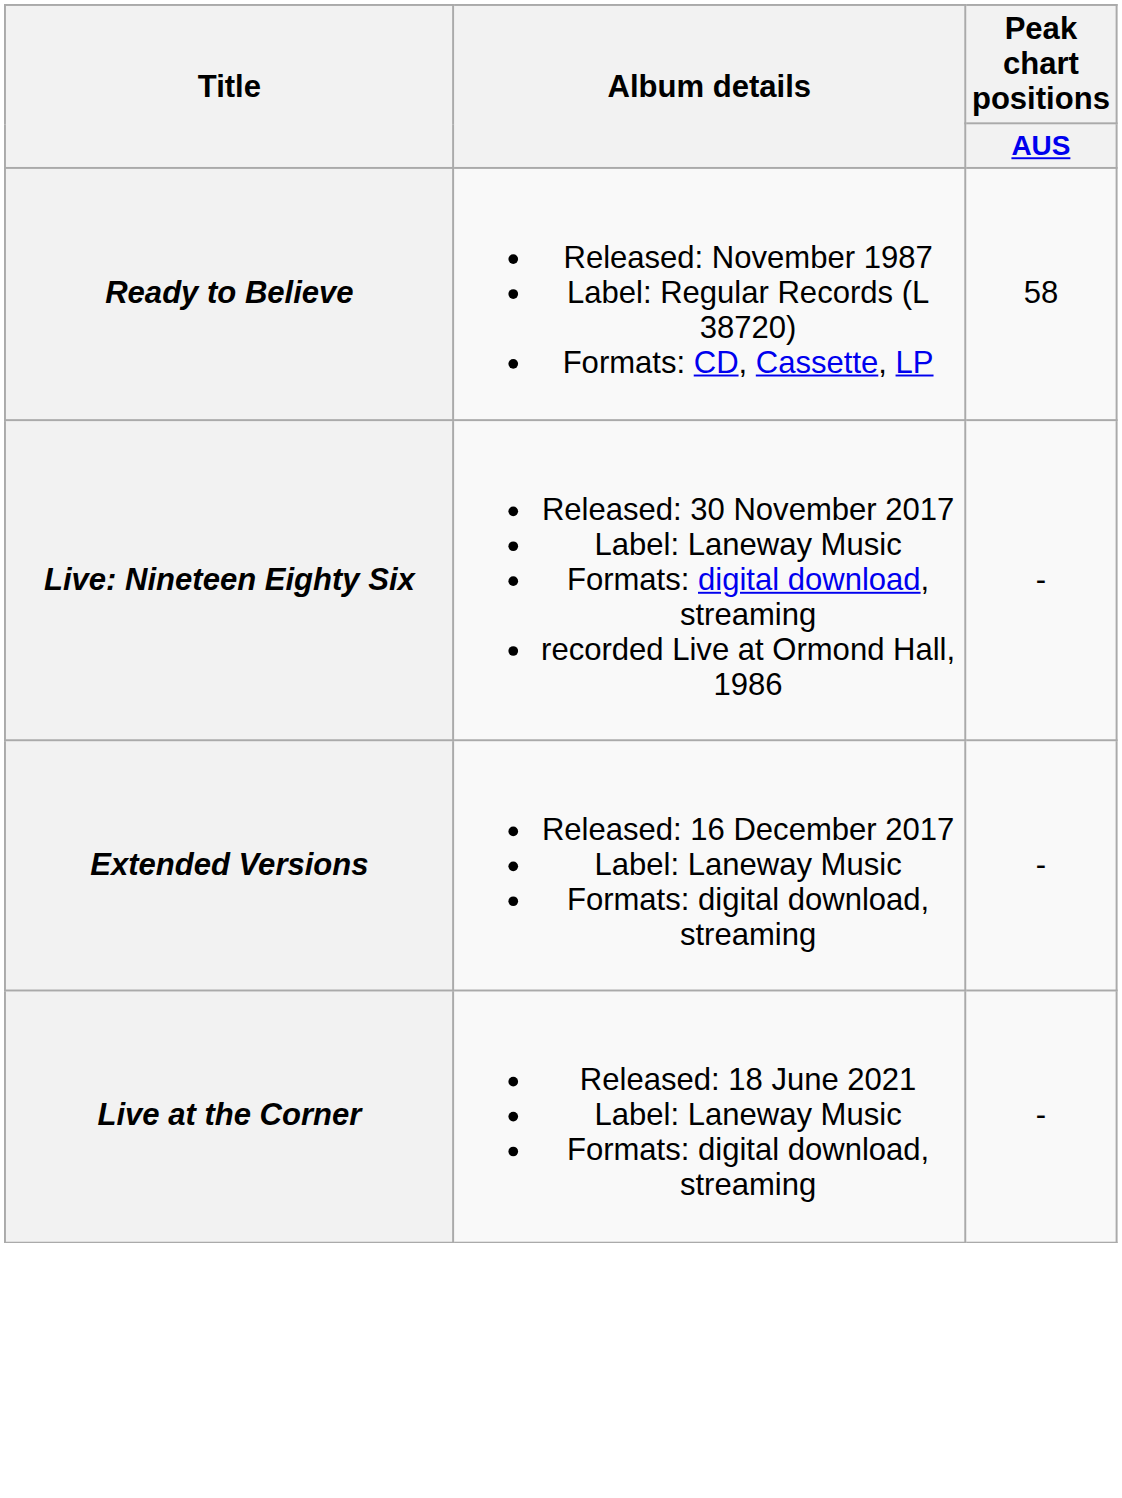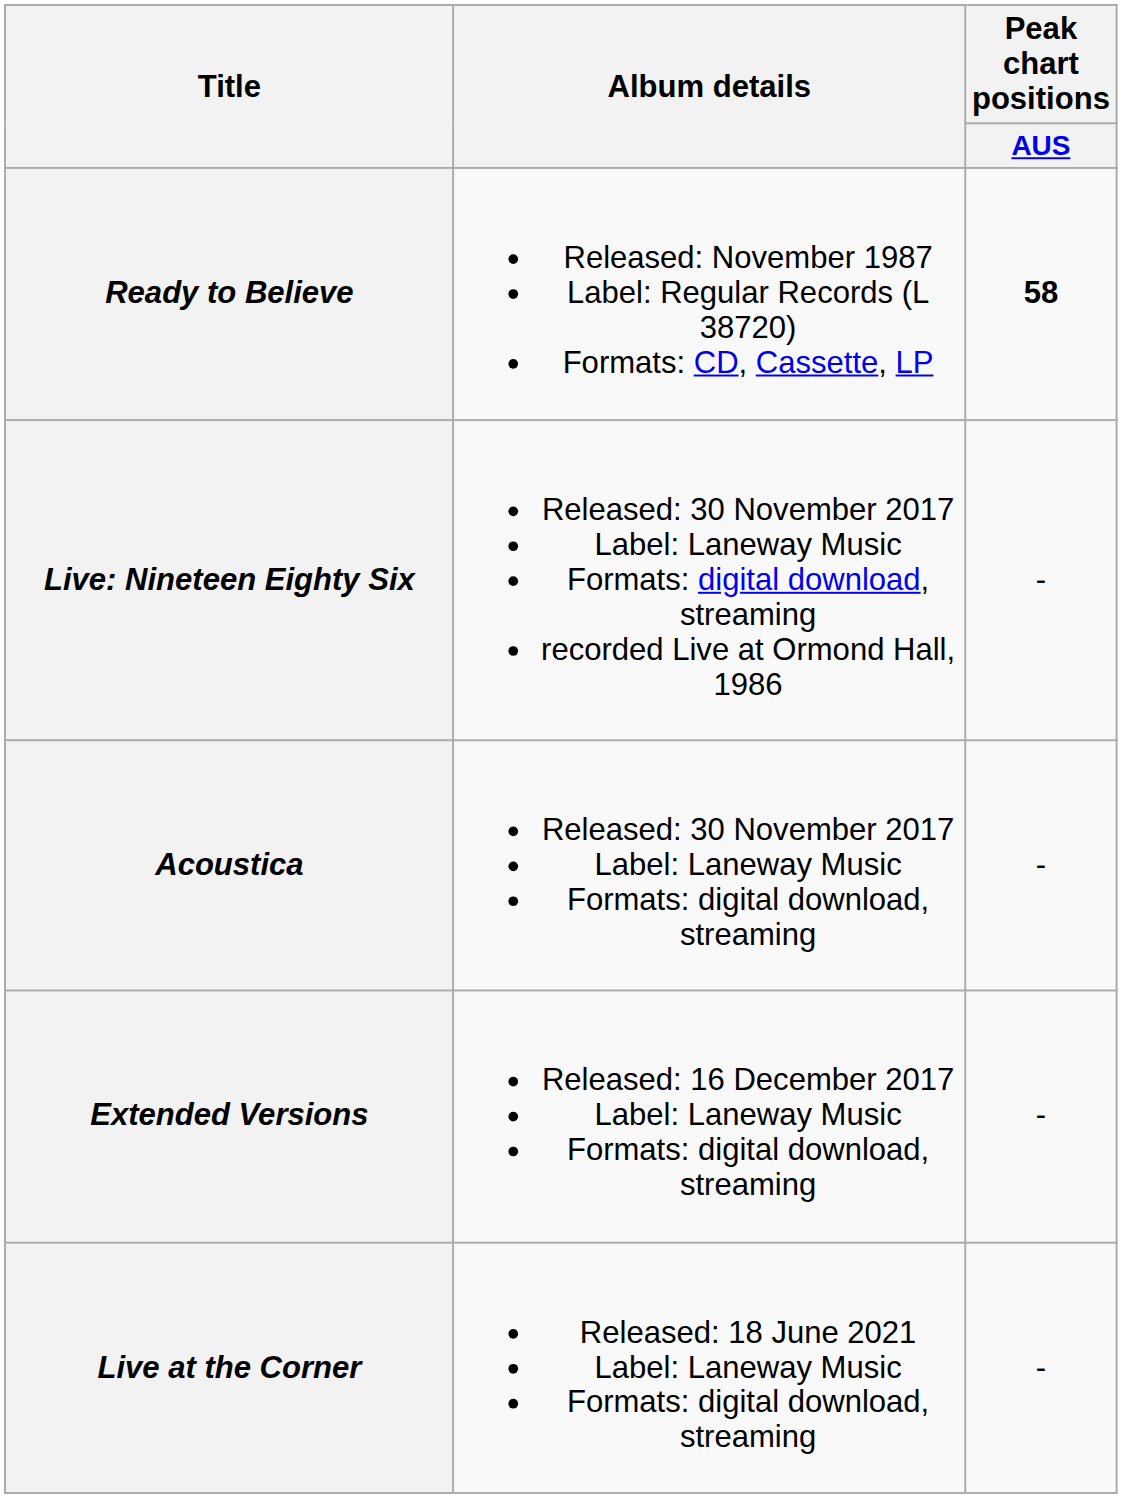(1041, 293) normal -> (1041, 293) bold
+ row: (229, 865)
